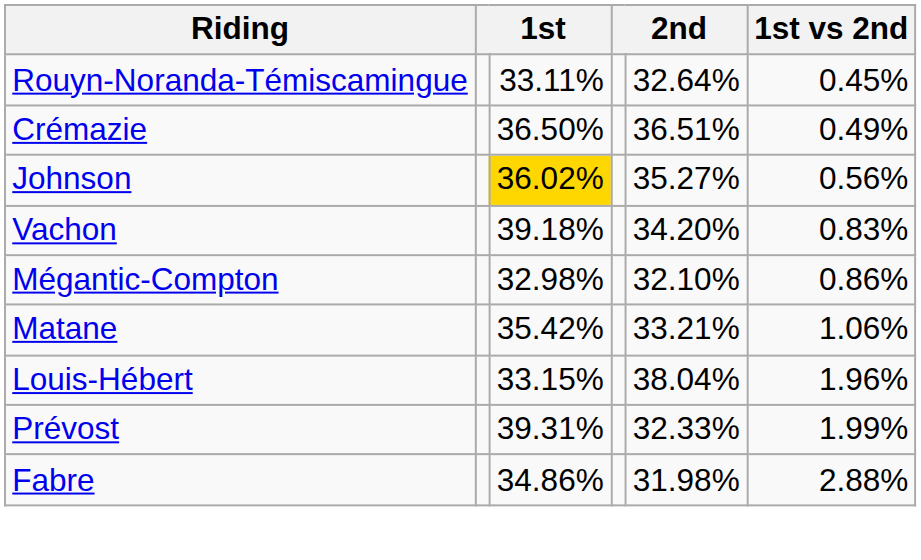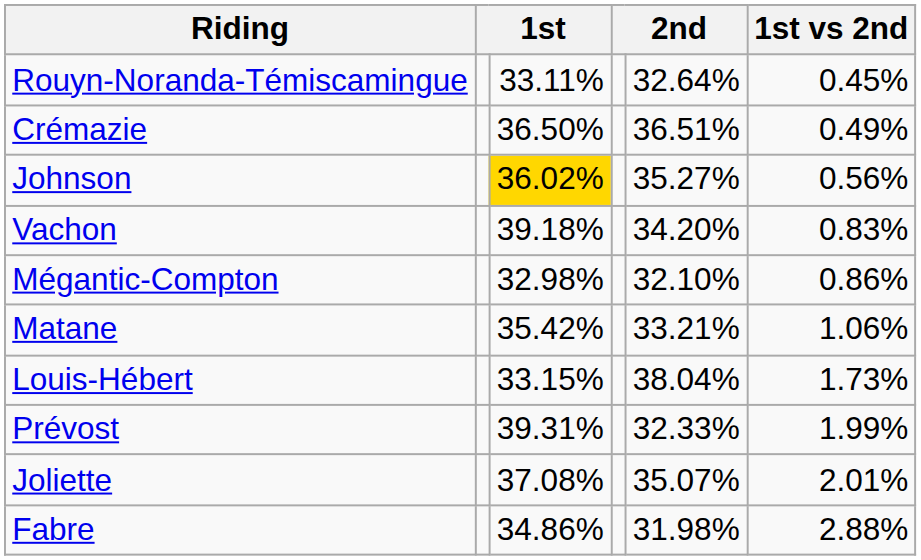(864, 379) 1.96% -> (864, 379) 1.73%
+ row: (62, 479)
